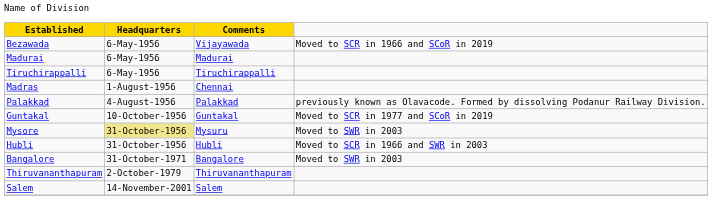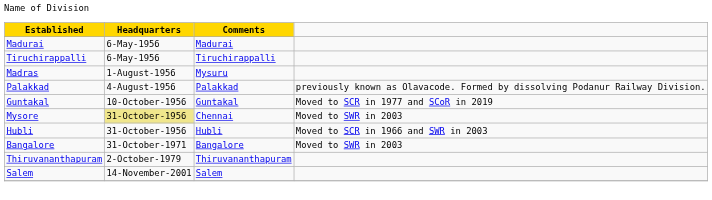- row: (28, 44)
(214, 87) Chennai -> (212, 73) Mysuru
(212, 130) Mysuru -> (214, 116) Chennai
